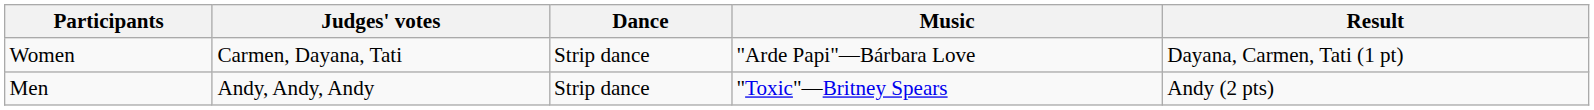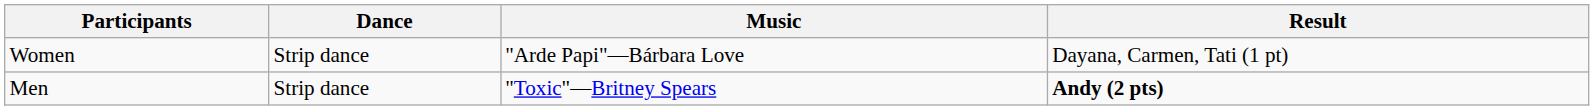- column: (381, 21)
(1221, 88) normal -> (1108, 88) bold
